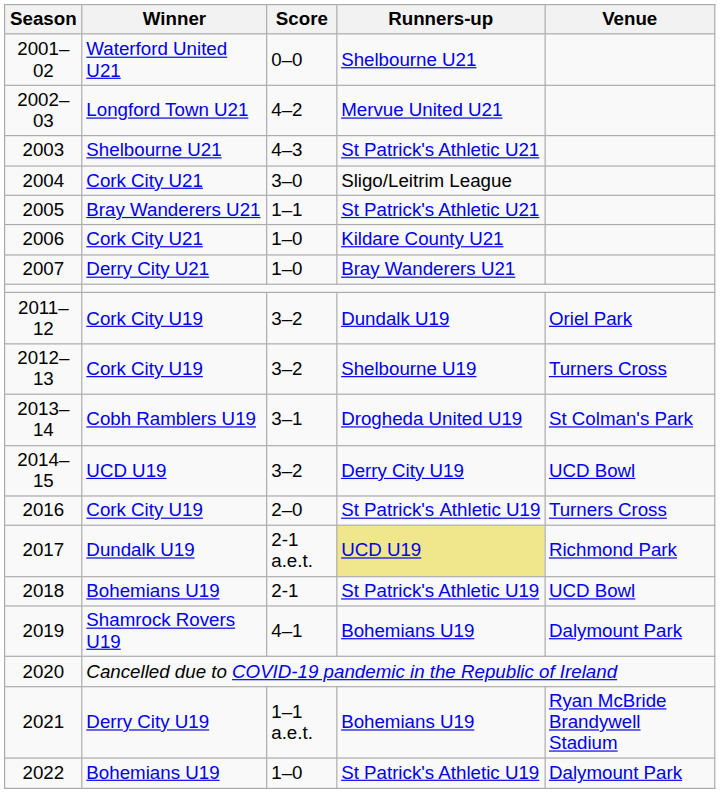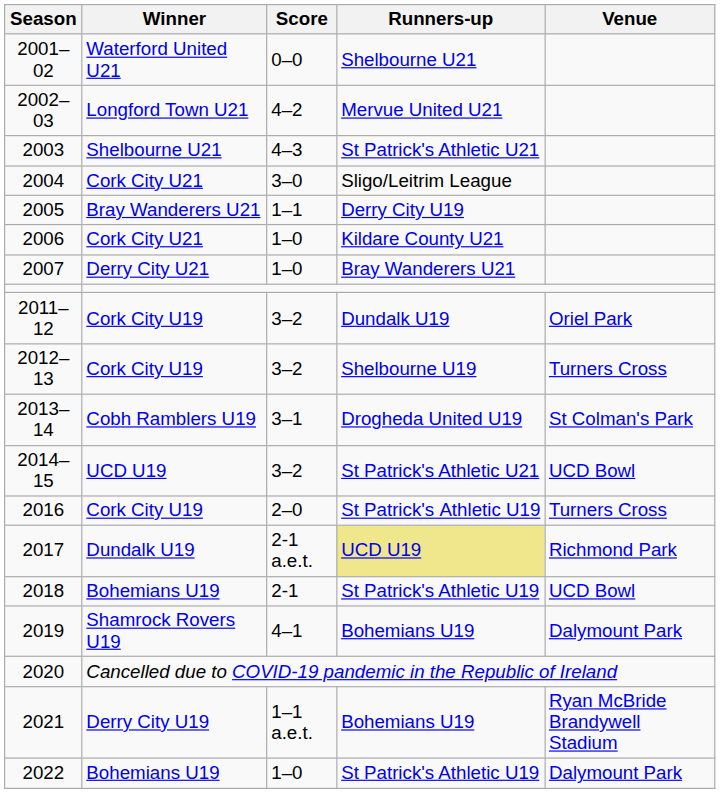(440, 209) St Patrick's Athletic U21 -> (403, 209) Derry City U19
(403, 470) Derry City U19 -> (440, 470) St Patrick's Athletic U21
